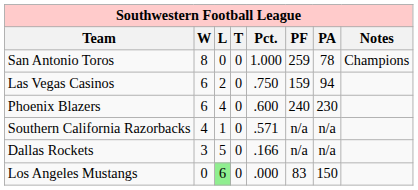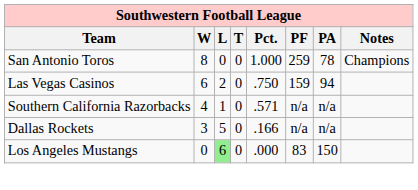- row: (54, 106)
